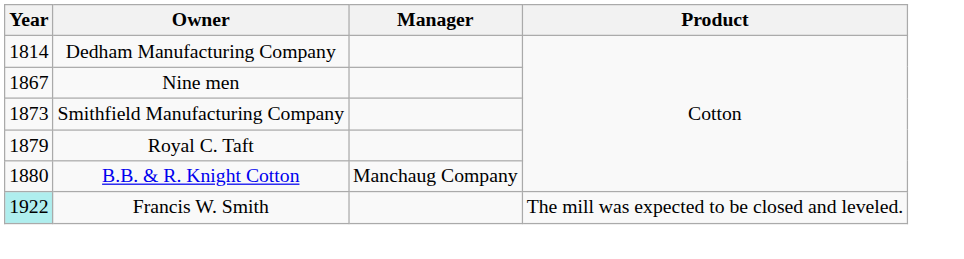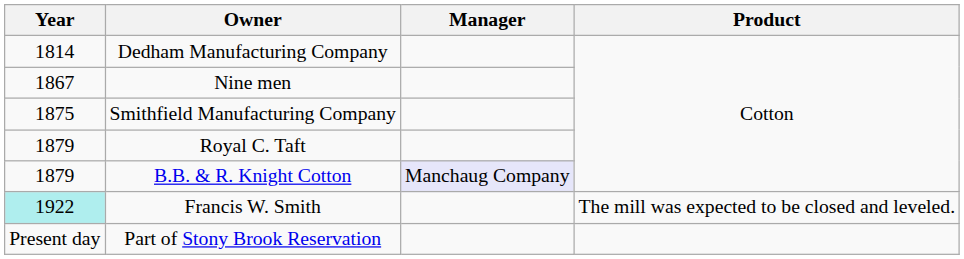(29, 113) 1873 -> (55, 113) 1875
(29, 176) 1880 -> (55, 176) 1879
(435, 176) no background -> (487, 176) lavender background
+ row: (253, 238)
